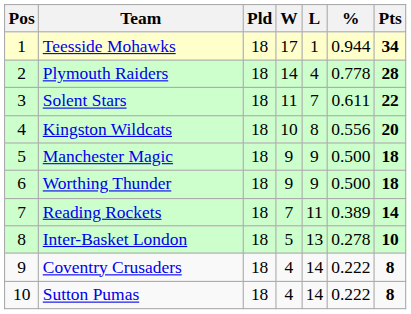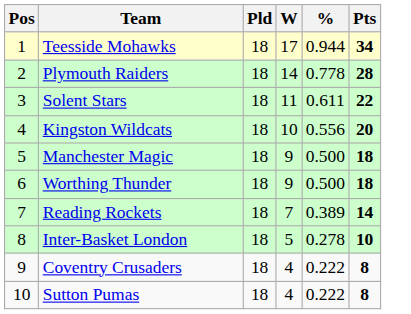- column: (314, 18)
